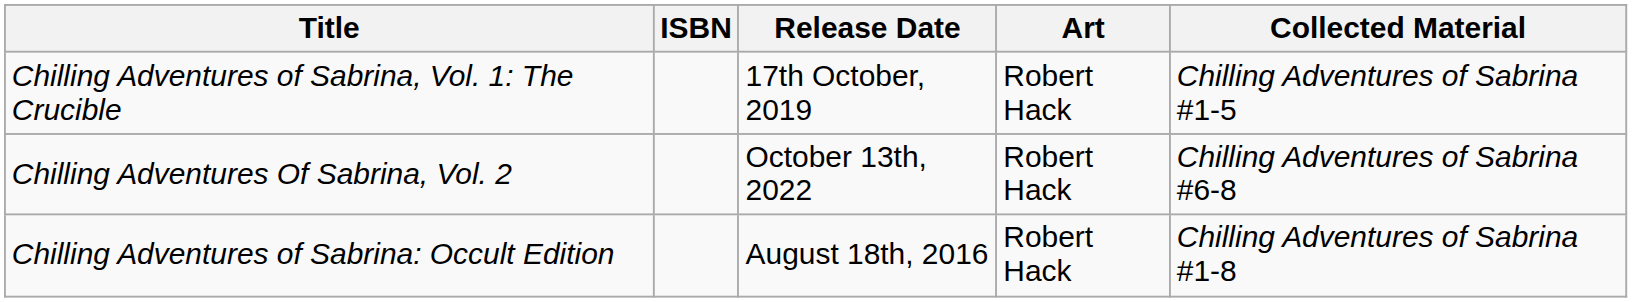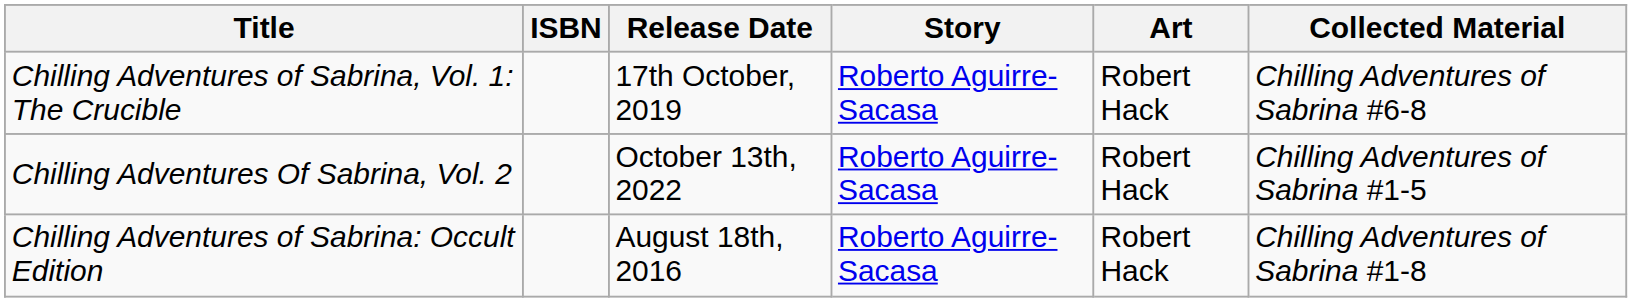+ column: (962, 28)
(1378, 92) Chilling Adventures of Sabrina #1-5 -> (1400, 92) Chilling Adventures of Sabrina #6-8
(1378, 173) Chilling Adventures of Sabrina #6-8 -> (1400, 173) Chilling Adventures of Sabrina #1-5
